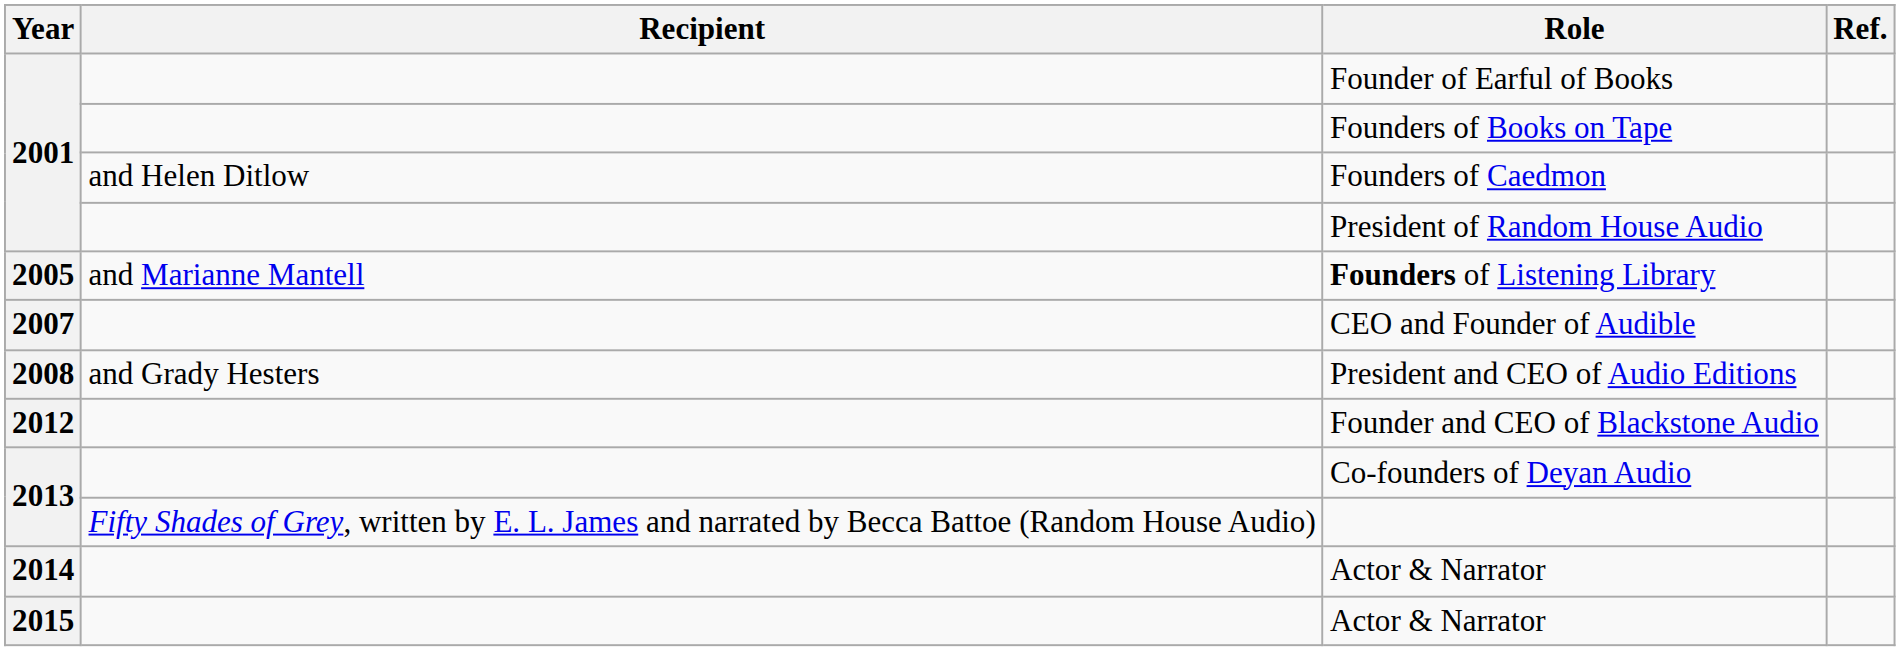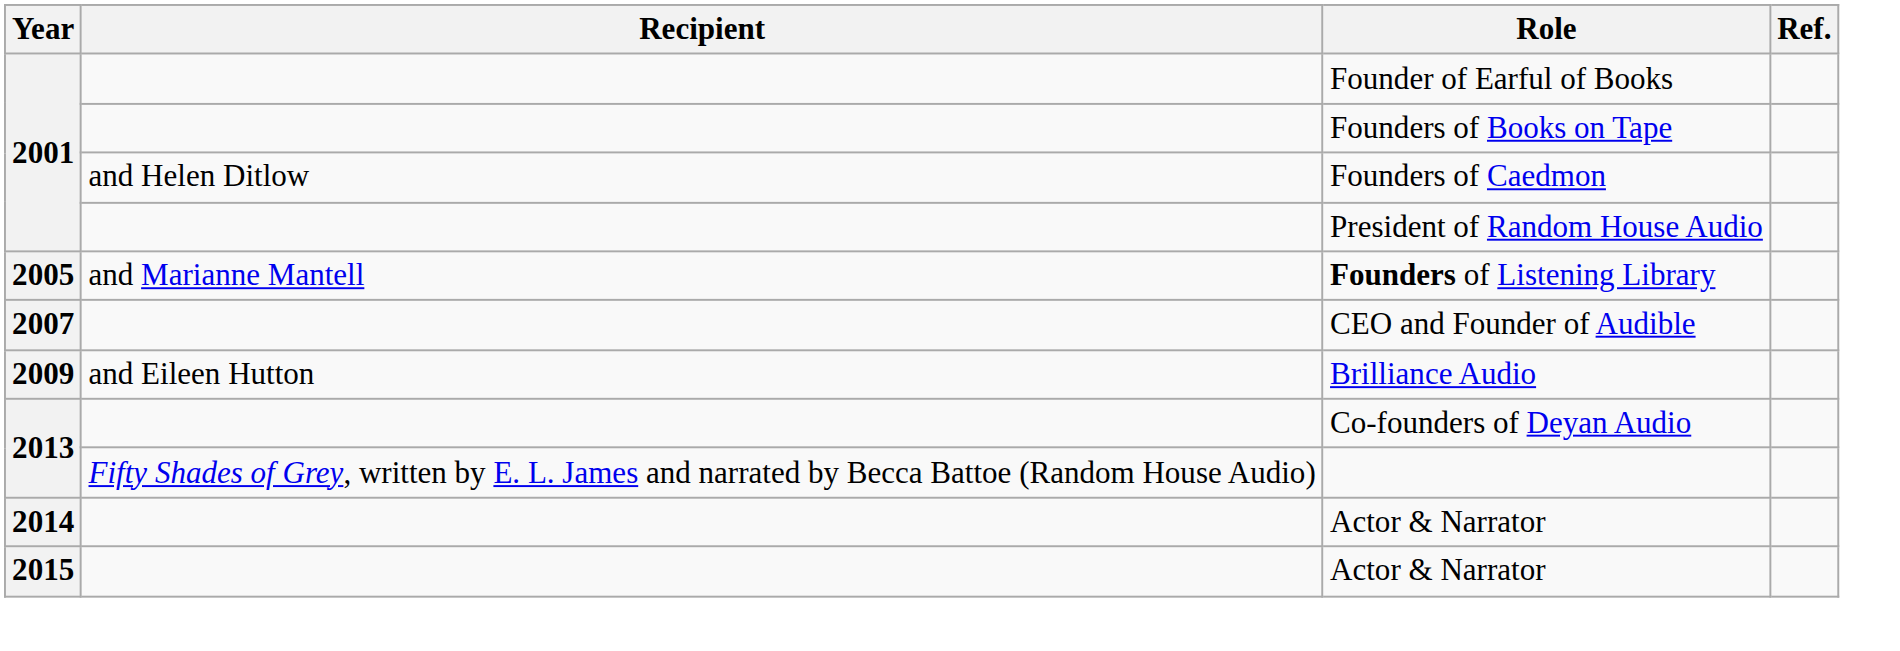- row: (43, 373)
+ row: (43, 373)
- row: (43, 422)
